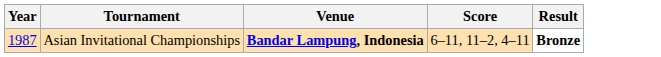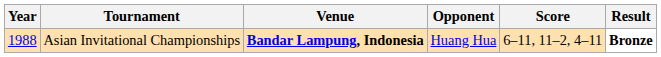+ column: (463, 16)
(22, 40) 1987 -> (22, 40) 1988
